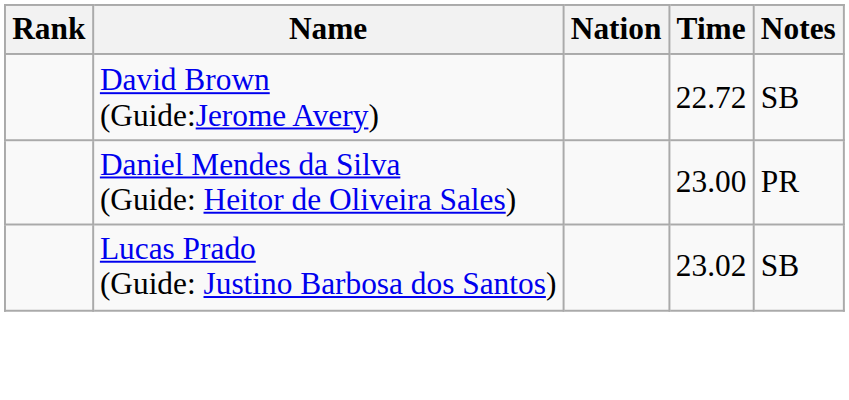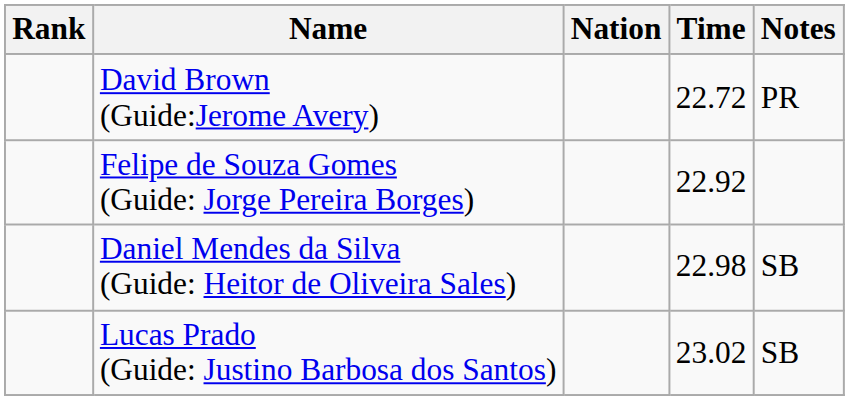(780, 96) SB -> (780, 96) PR
+ row: (287, 181)
(711, 181) 23.00 -> (711, 266) 22.98
(780, 181) PR -> (780, 266) SB
